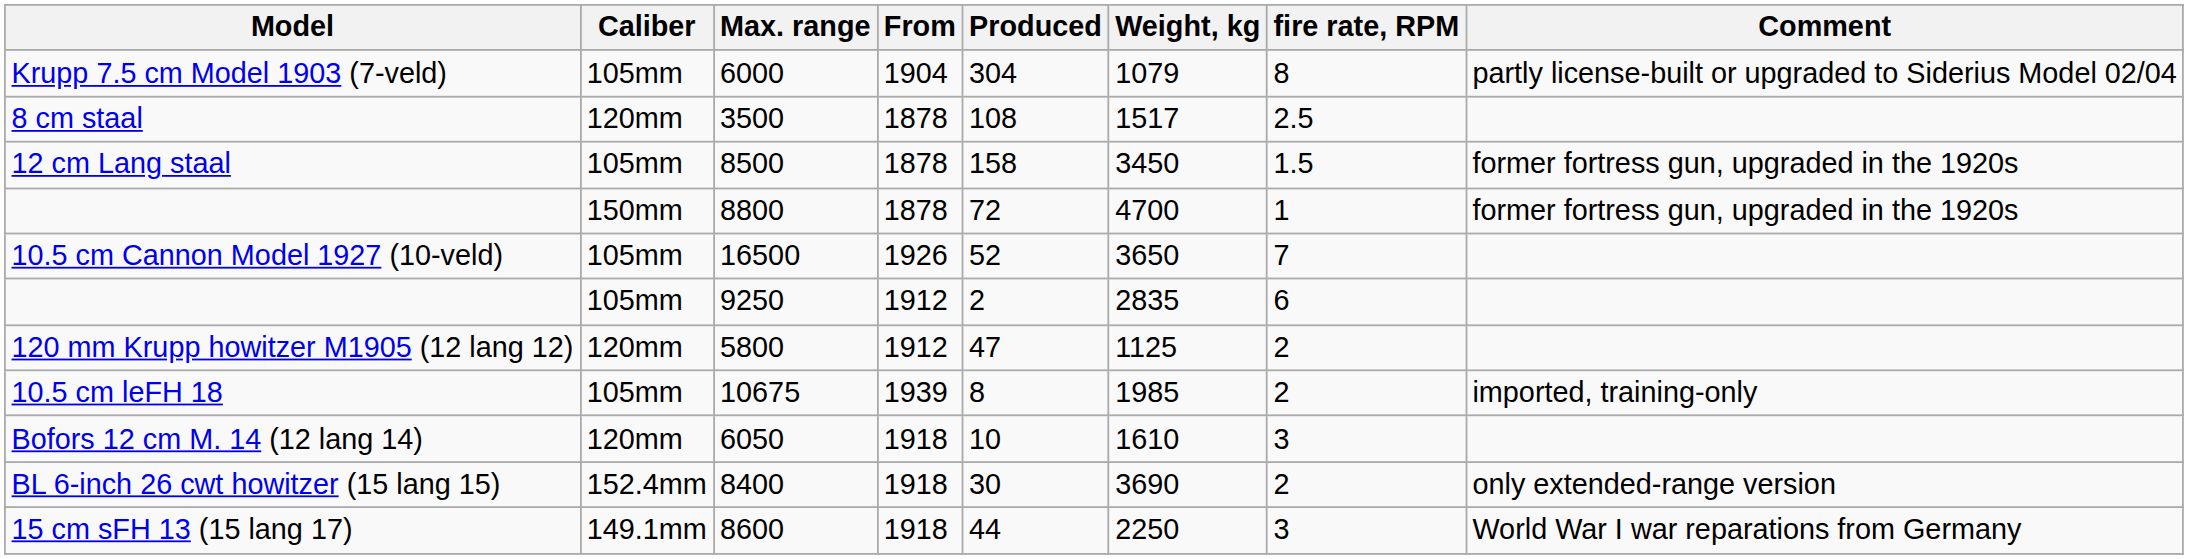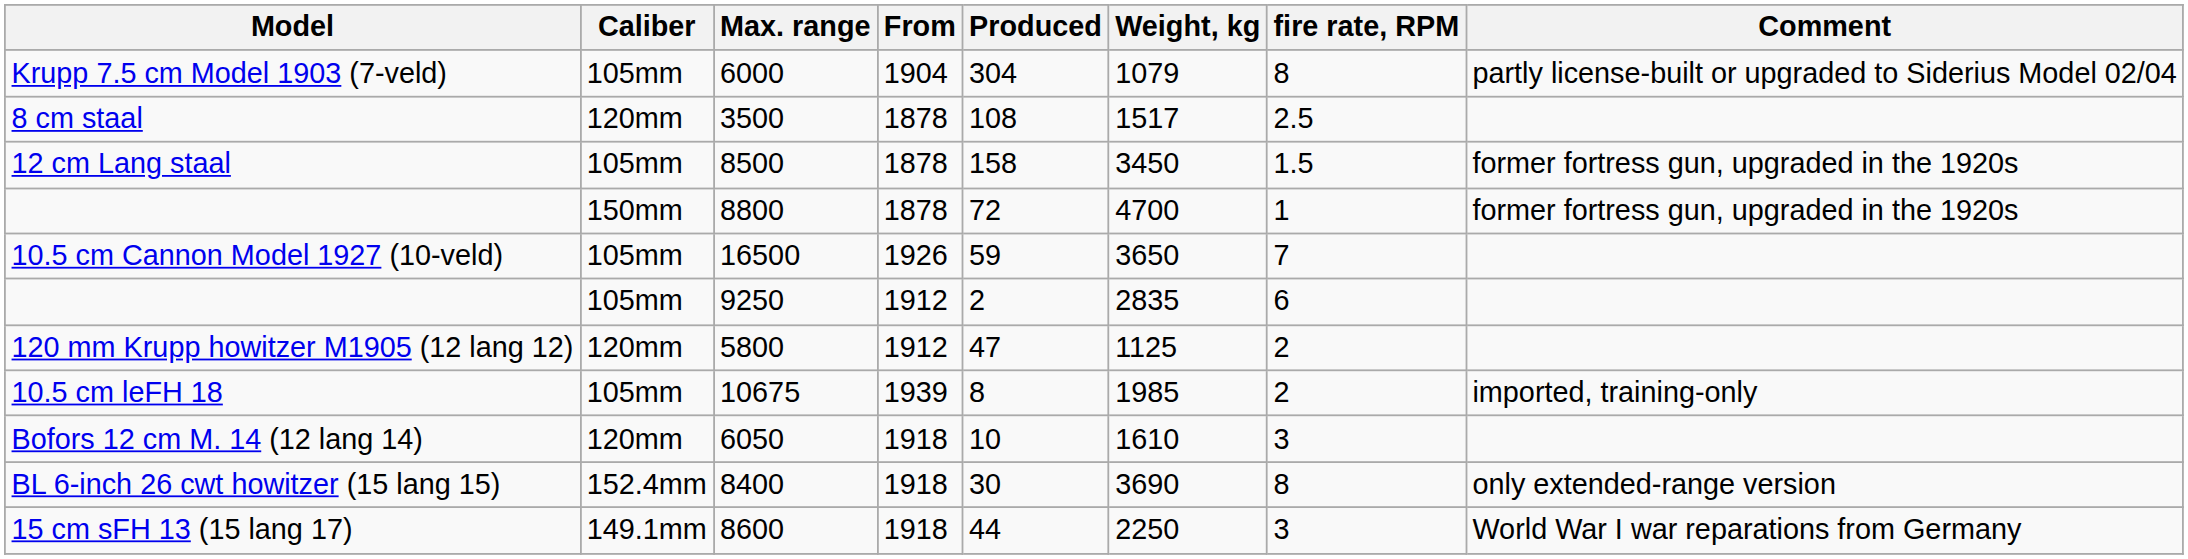(985, 255) 52 -> (985, 255) 59
(1282, 484) 2 -> (1282, 484) 8
